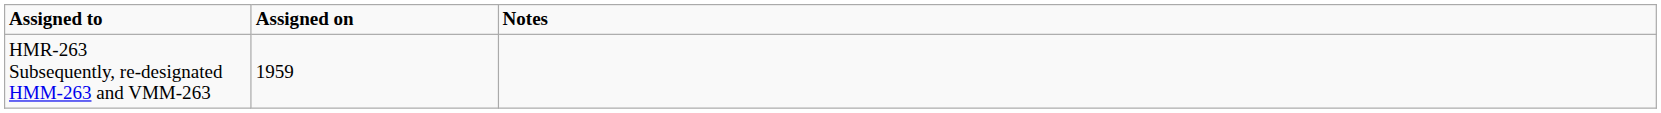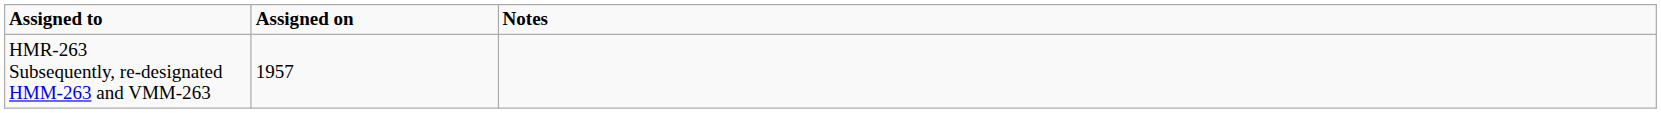(275, 71) 1959 -> (275, 71) 1957
